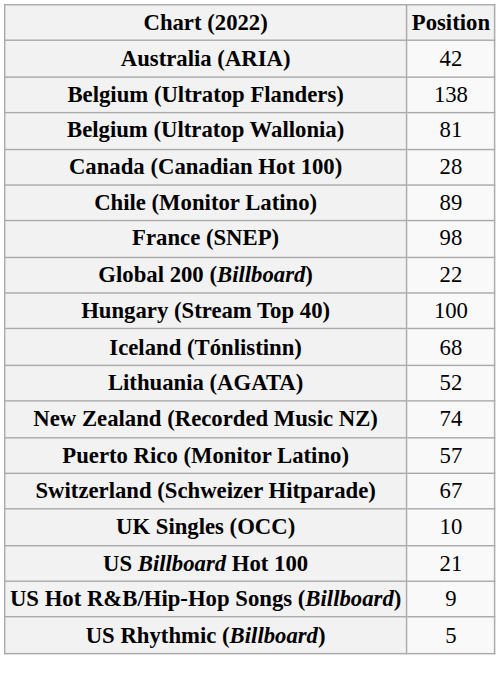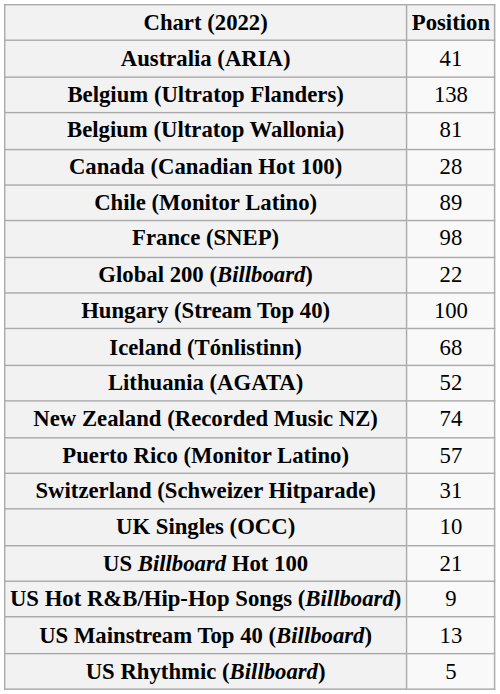(451, 58) 42 -> (451, 58) 41
(451, 490) 67 -> (451, 490) 31
+ row: (206, 635)
